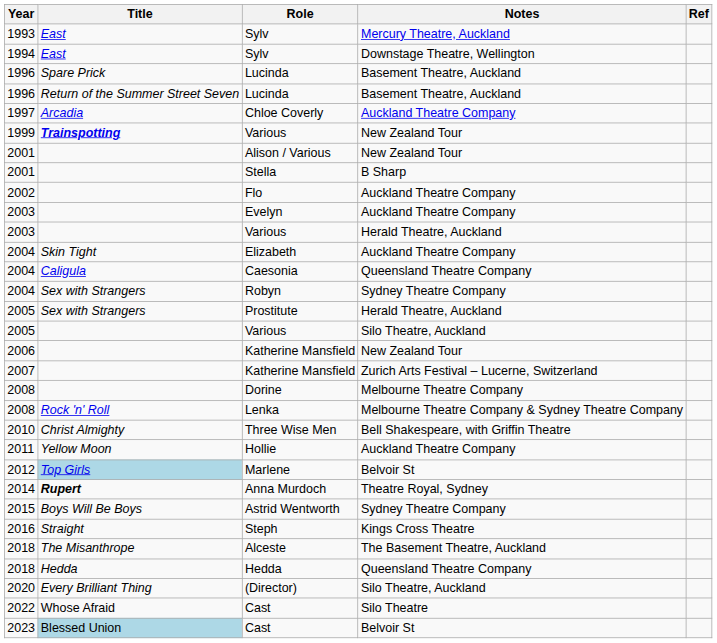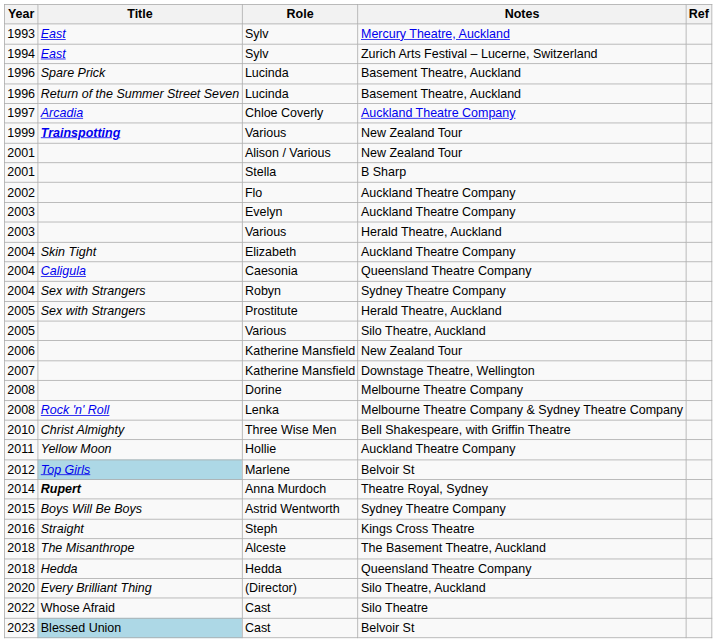(448, 53) Downstage Theatre, Wellington -> (479, 53) Zurich Arts Festival – Lucerne, Switzerland
(479, 370) Zurich Arts Festival – Lucerne, Switzerland -> (448, 370) Downstage Theatre, Wellington
